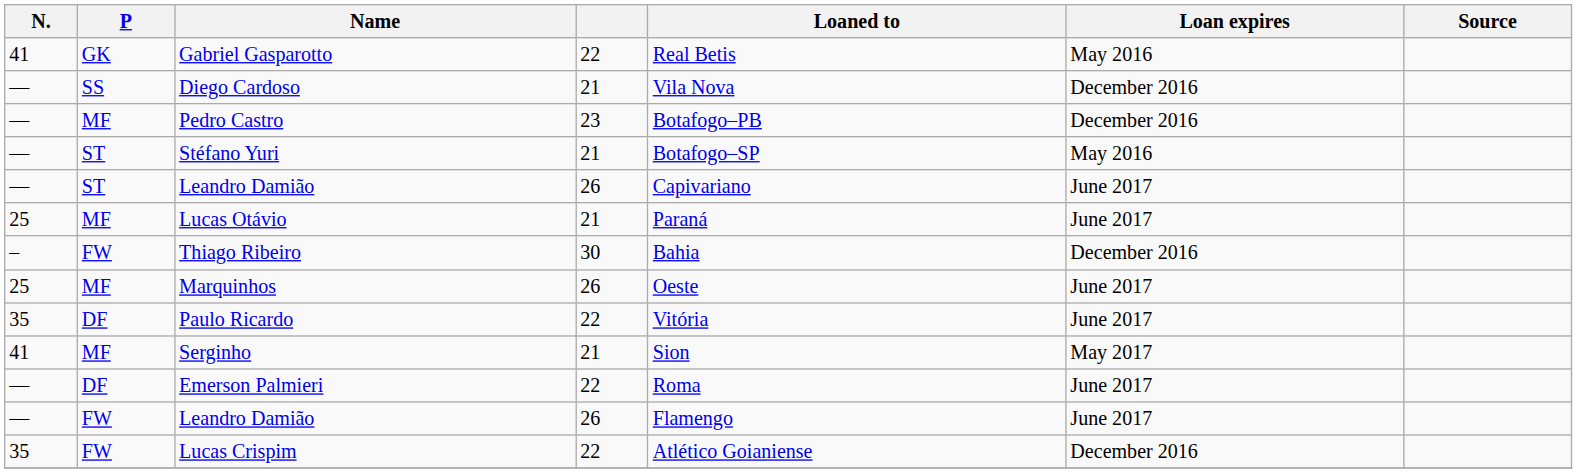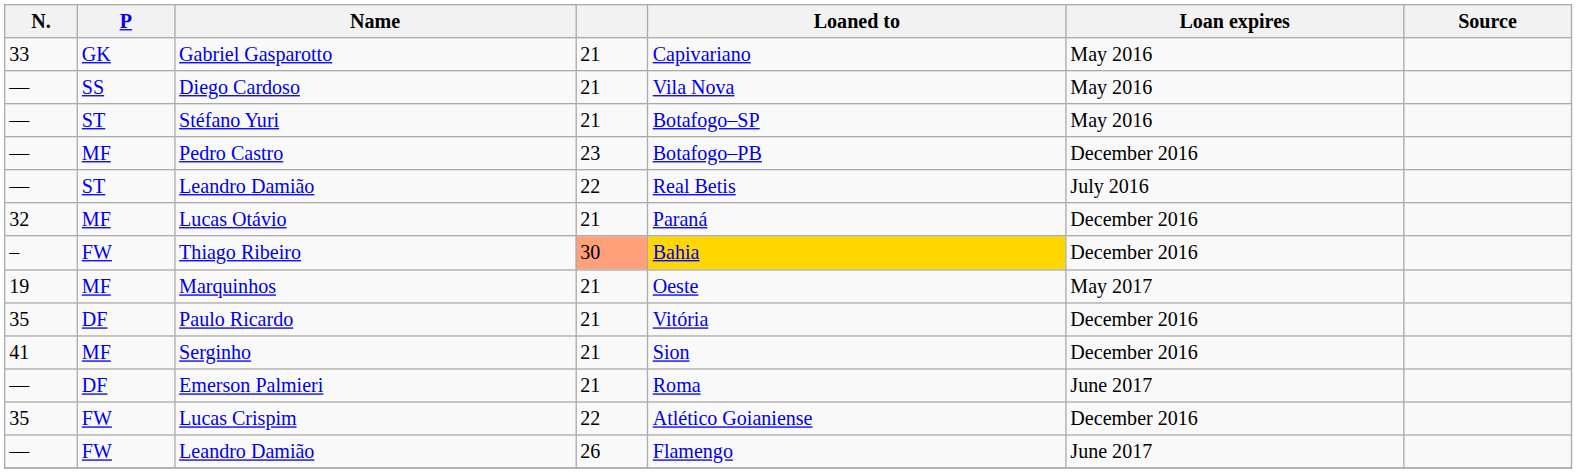(19, 54) 41 -> (19, 54) 33
(590, 54) 22 -> (590, 54) 21
(694, 54) Real Betis -> (702, 54) Capivariano
(1134, 87) December 2016 -> (1111, 87) May 2016
rows swapped: (94, 153) <-> (96, 120)
(590, 186) 26 -> (590, 186) 22
(702, 186) Capivariano -> (694, 186) Real Betis
(1111, 186) June 2017 -> (1110, 186) July 2016
(19, 219) 25 -> (19, 219) 32
(1111, 219) June 2017 -> (1134, 219) December 2016
(590, 252) no background -> (590, 252) lightsalmon background
(676, 252) no background -> (676, 252) gold background
(19, 285) 25 -> (19, 285) 19
(590, 285) 26 -> (590, 285) 21
(1111, 285) June 2017 -> (1111, 285) May 2017
(590, 318) 22 -> (590, 318) 21
(1111, 318) June 2017 -> (1134, 318) December 2016
(1111, 352) May 2017 -> (1134, 352) December 2016
(590, 385) 22 -> (590, 385) 21
rows swapped: (97, 418) <-> (97, 451)
